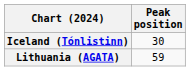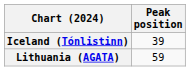(158, 41) 30 -> (158, 41) 39
